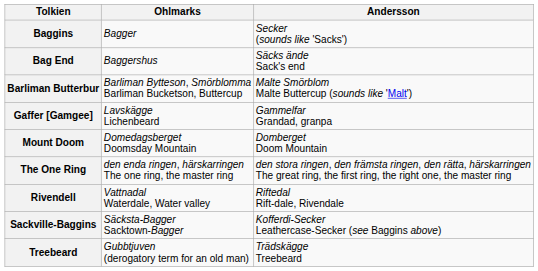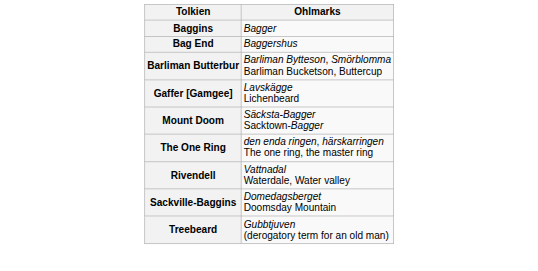- column: (393, 12)
(150, 143) Domedagsberget Doomsday Mountain -> (284, 120) Säcksta-Bagger Sacktown-Bagger
(144, 225) Säcksta-Bagger Sacktown-Bagger -> (290, 202) Domedagsberget Doomsday Mountain
